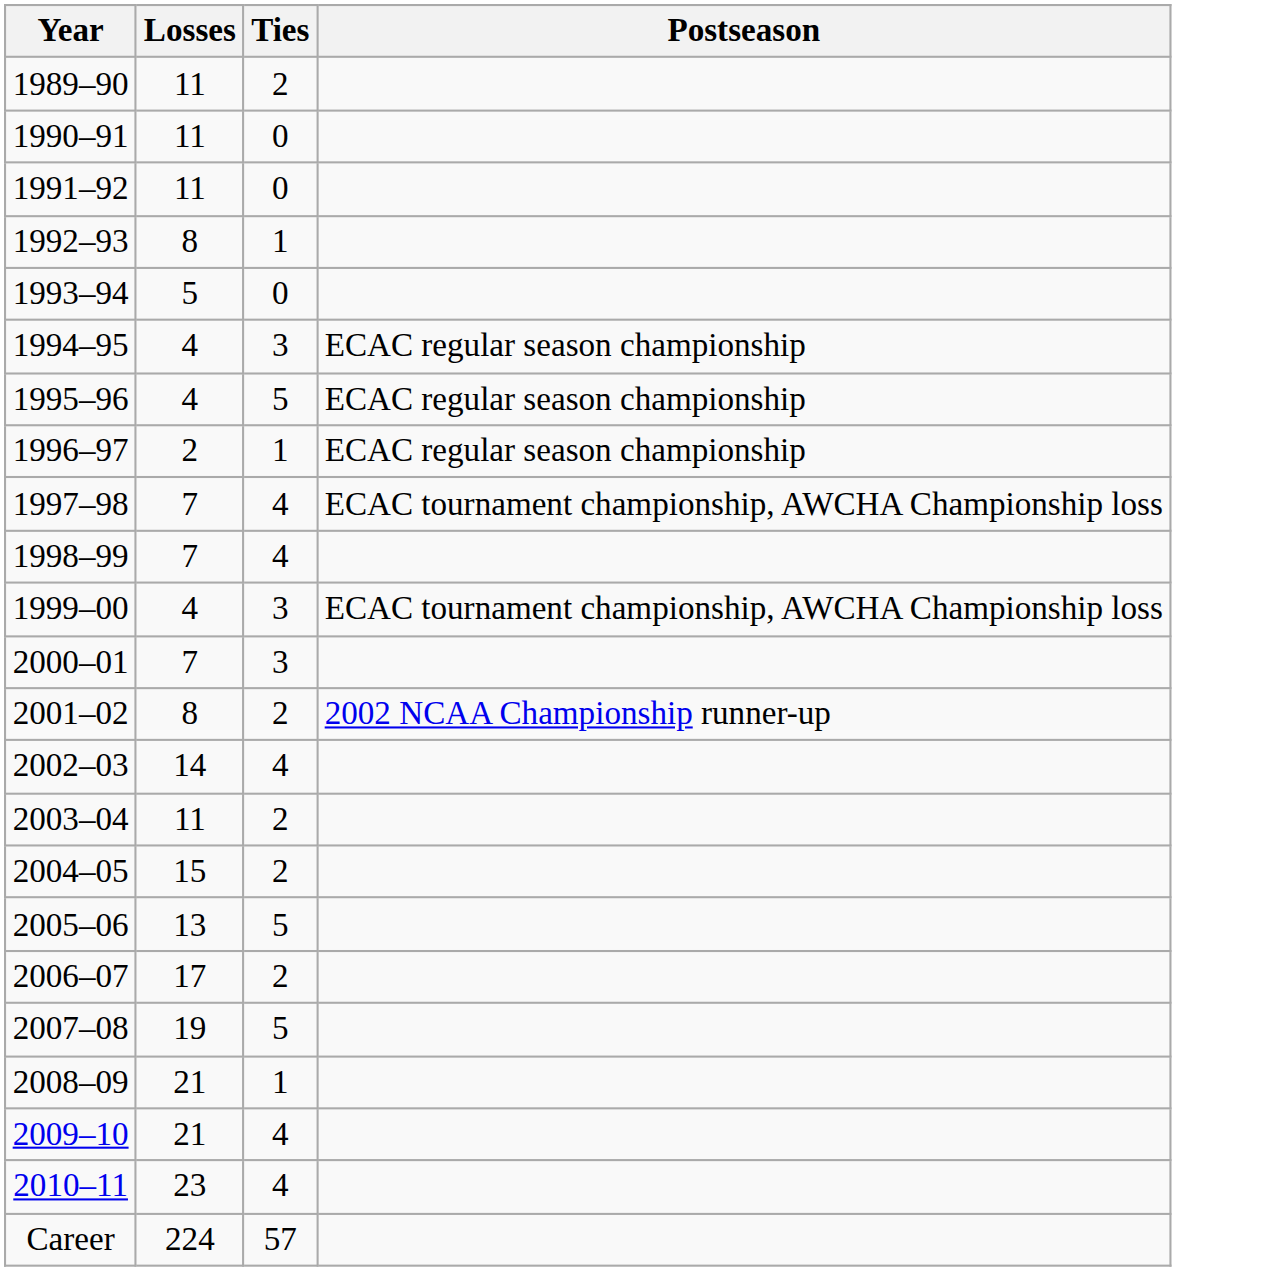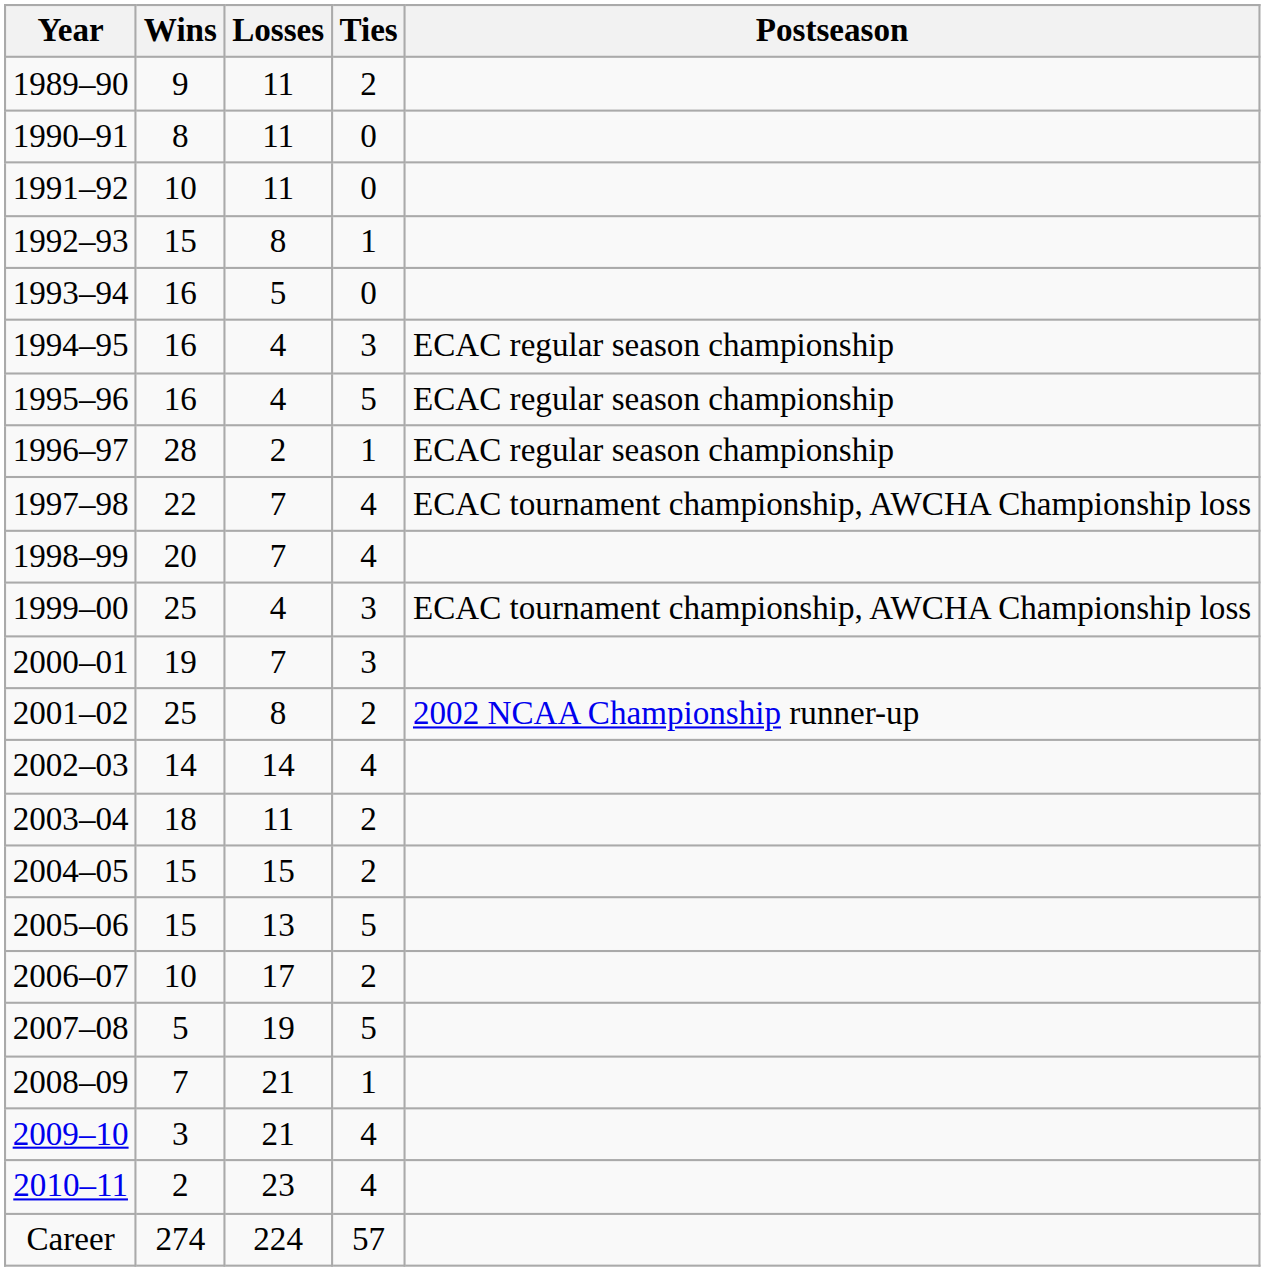+ column: (180, 30)
